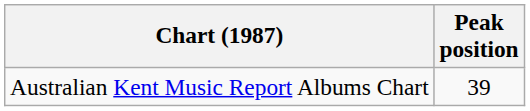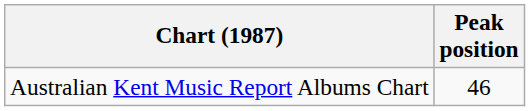(479, 86) 39 -> (479, 86) 46
